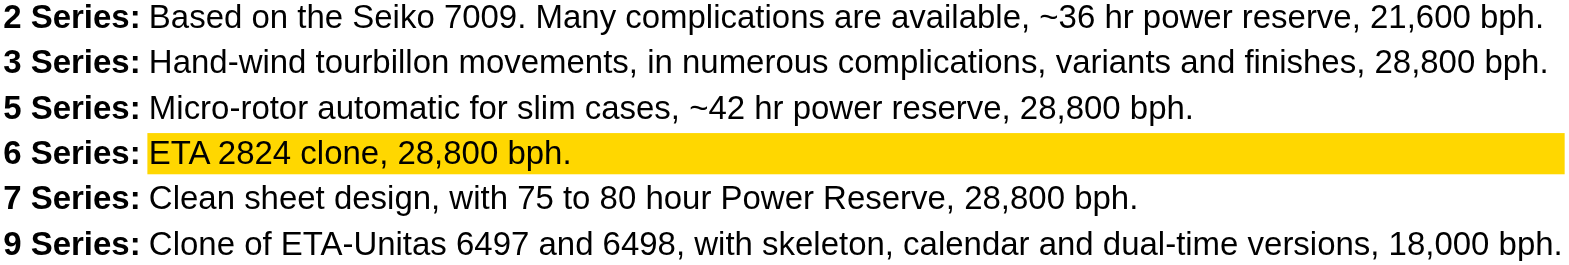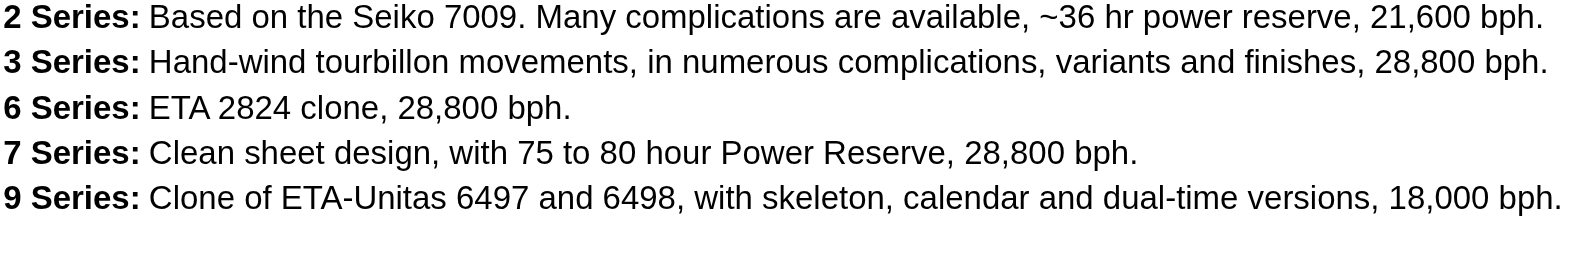- row: (72, 107)
(360, 153) gold background -> (360, 107) no background
